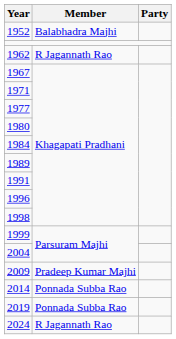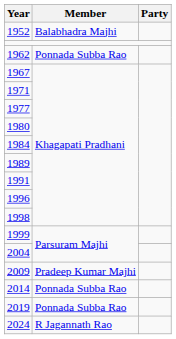(73, 54) R Jagannath Rao -> (81, 54) Ponnada Subba Rao
